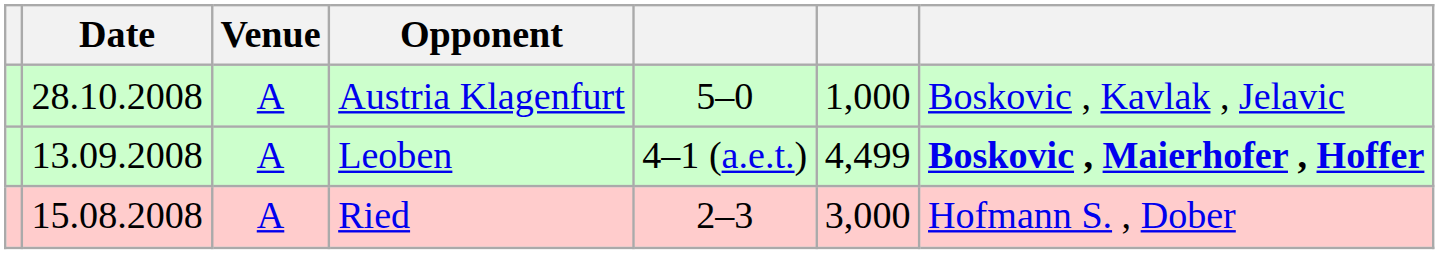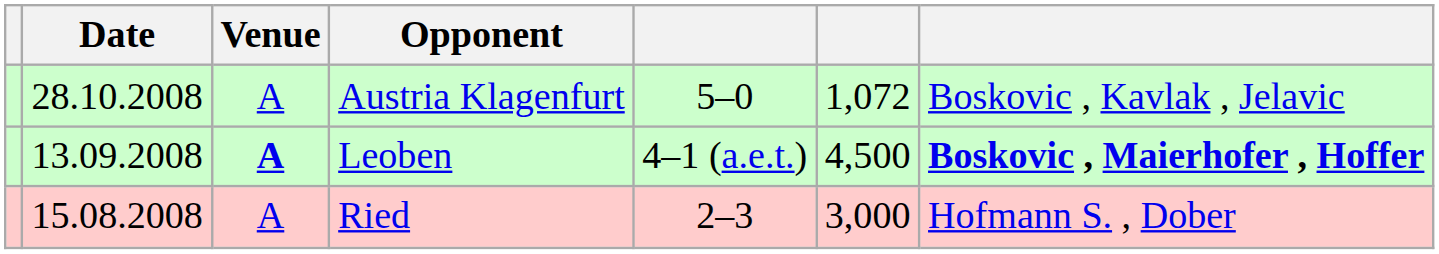(868, 95) 1,000 -> (868, 95) 1,072
(271, 155) normal -> (271, 155) bold
(868, 155) 4,499 -> (868, 155) 4,500
